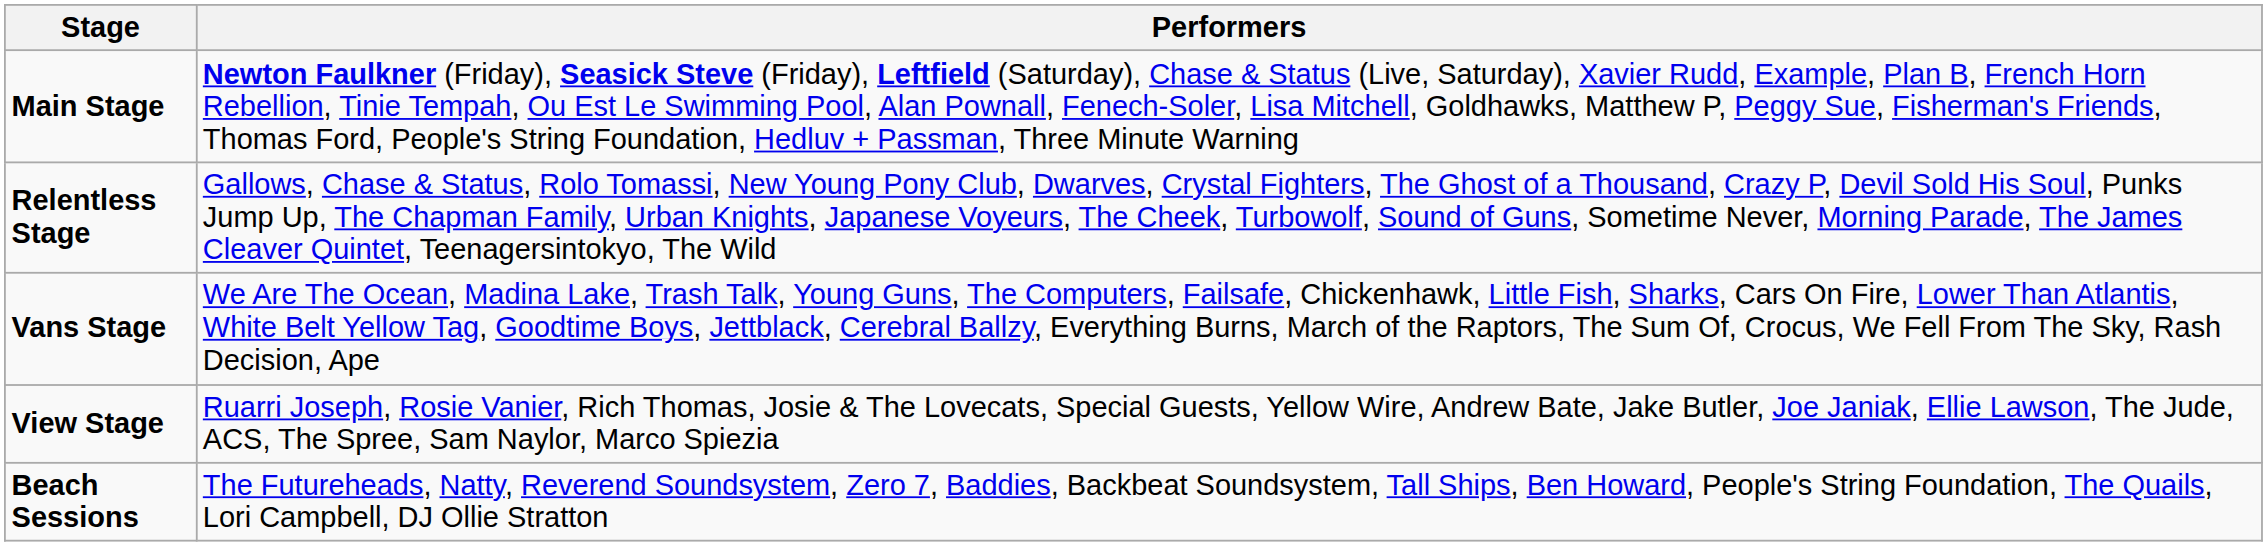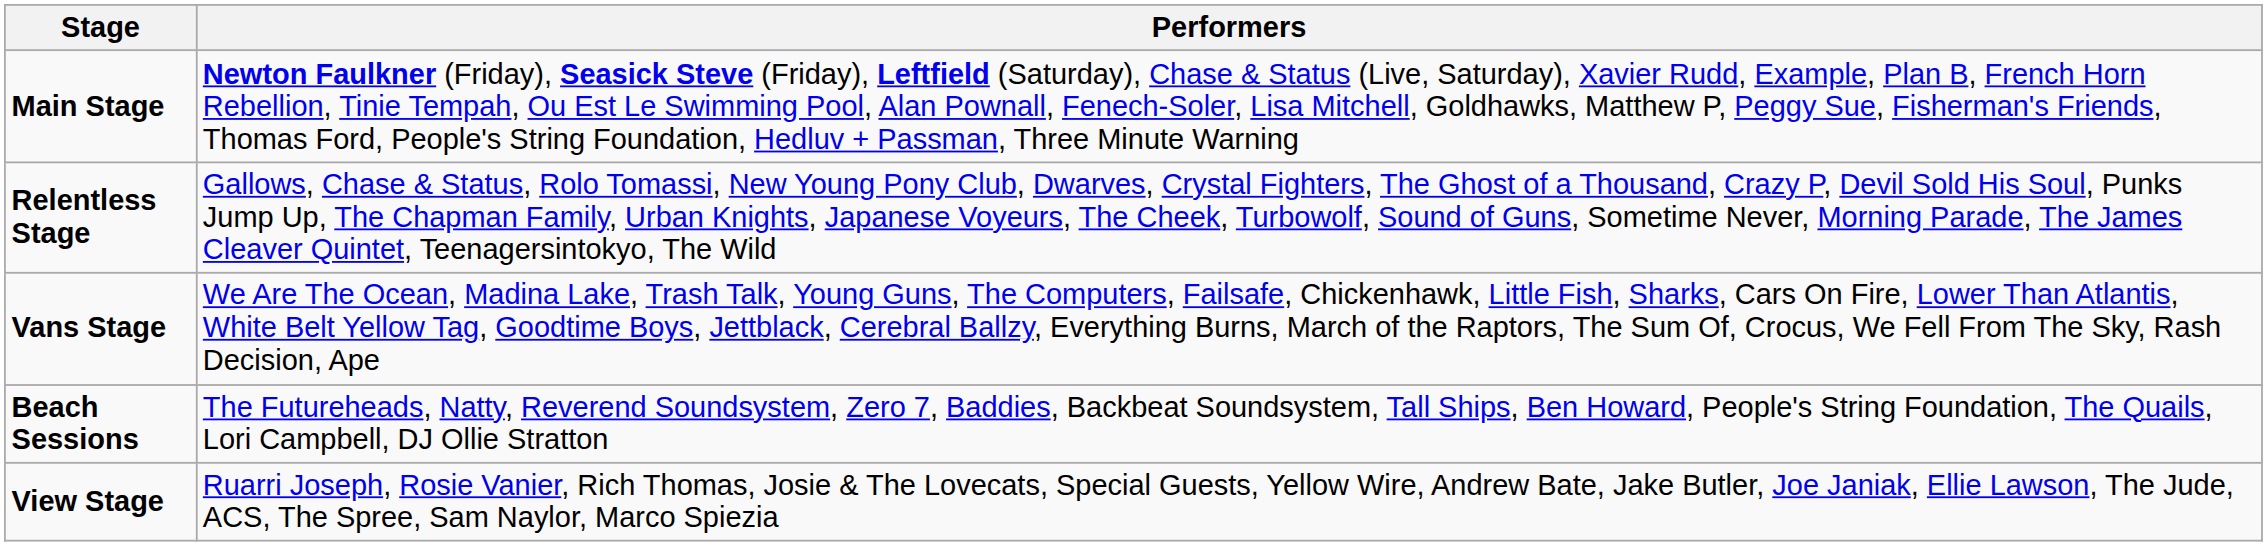rows swapped: (88, 422) <-> (75, 501)
